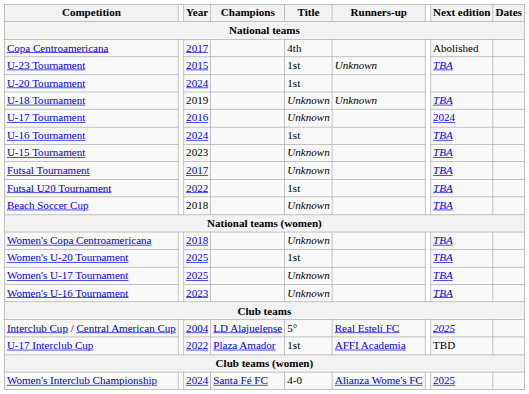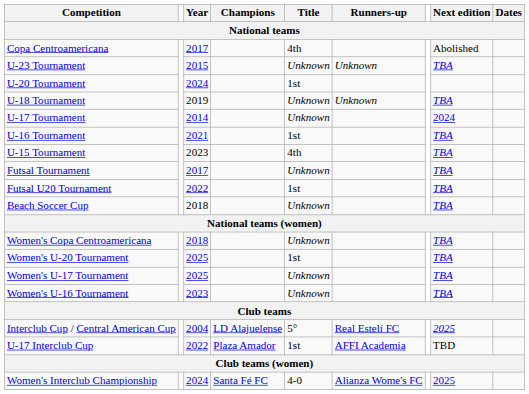(294, 65) 1st -> (309, 65) Unknown
(197, 118) 2016 -> (197, 118) 2014
(197, 135) 2024 -> (197, 135) 2021
(309, 153) Unknown -> (294, 153) 4th
